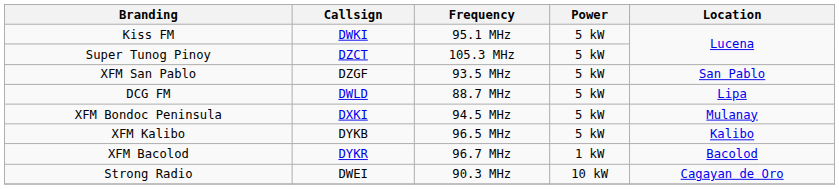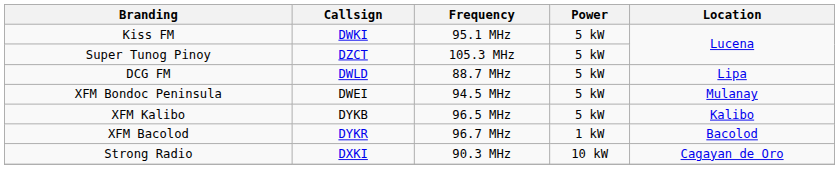- row: (148, 74)
(353, 114) DXKI -> (353, 94) DWEI
(353, 174) DWEI -> (353, 154) DXKI
